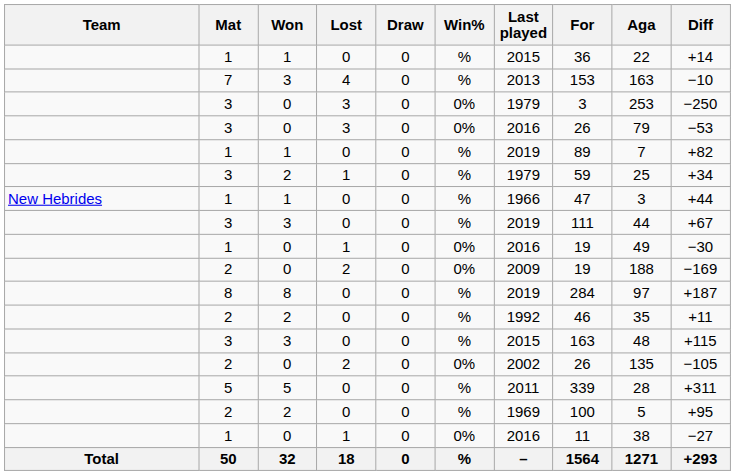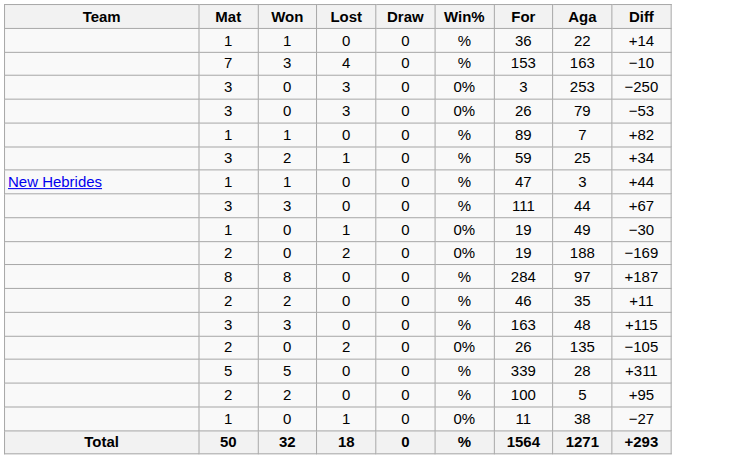- column: (523, 25)
